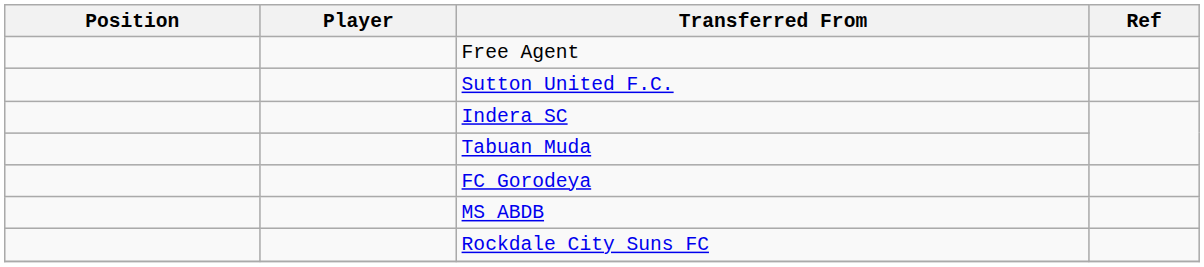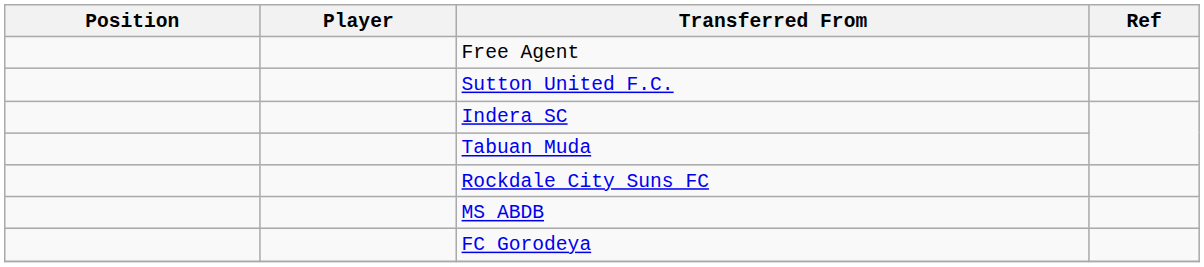rows swapped: (585, 245) <-> (526, 181)
